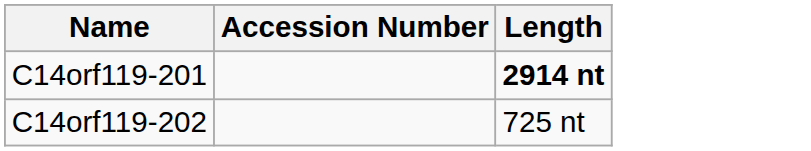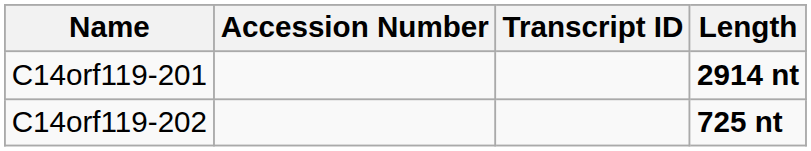+ column: (593, 27)
(544, 121) normal -> (740, 121) bold
